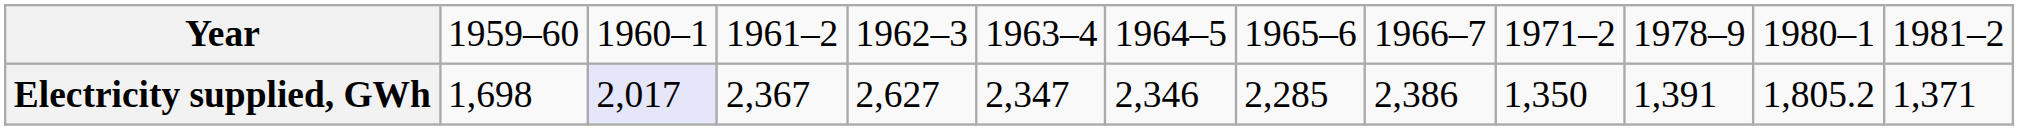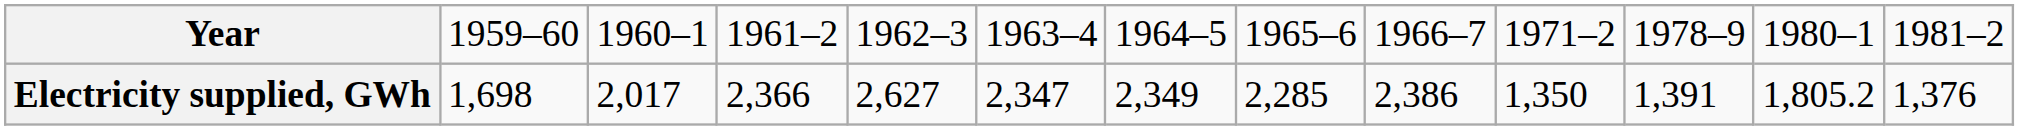(639, 93) lavender background -> (639, 93) no background
(768, 93) 2,367 -> (768, 93) 2,366
(1157, 93) 2,346 -> (1157, 93) 2,349
(1934, 93) 1,371 -> (1934, 93) 1,376
